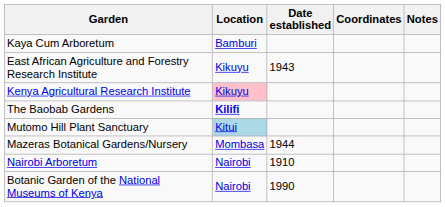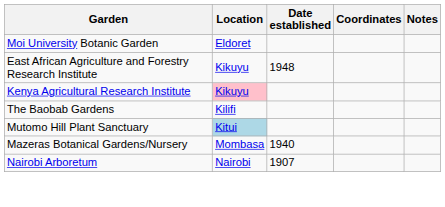- row: (60, 43)
+ row: (83, 43)
(282, 67) 1943 -> (282, 67) 1948
(227, 109) bold -> (225, 109) normal
(282, 145) 1944 -> (282, 145) 1940
(282, 162) 1910 -> (282, 162) 1907
- row: (84, 186)
